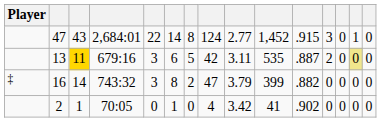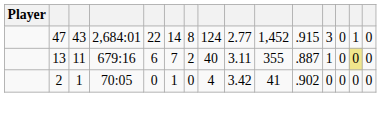(79, 59) gold background -> (79, 59) no background
(154, 59) 3 -> (154, 59) 6
(174, 59) 6 -> (174, 59) 7
(191, 59) 5 -> (191, 59) 2
(211, 59) 42 -> (211, 59) 40
(274, 59) 535 -> (274, 59) 355
(329, 59) 2 -> (329, 59) 1
- row: (59, 82)
